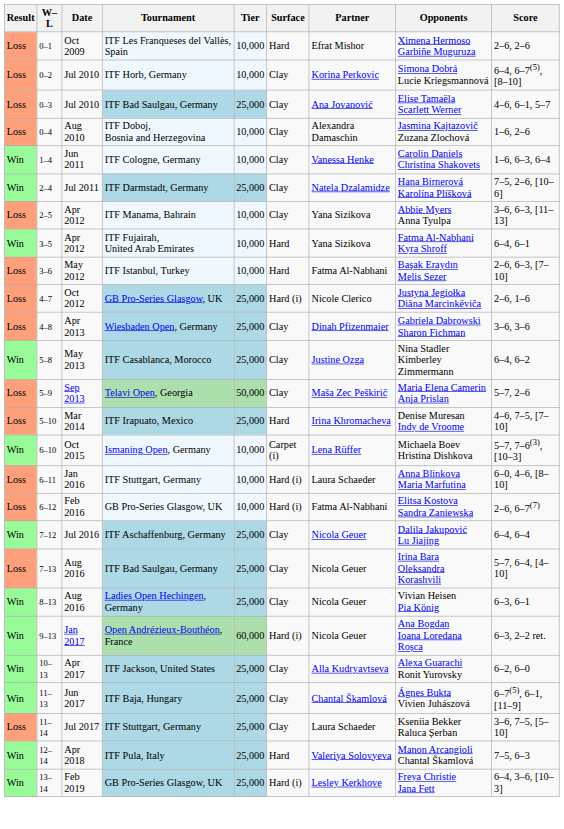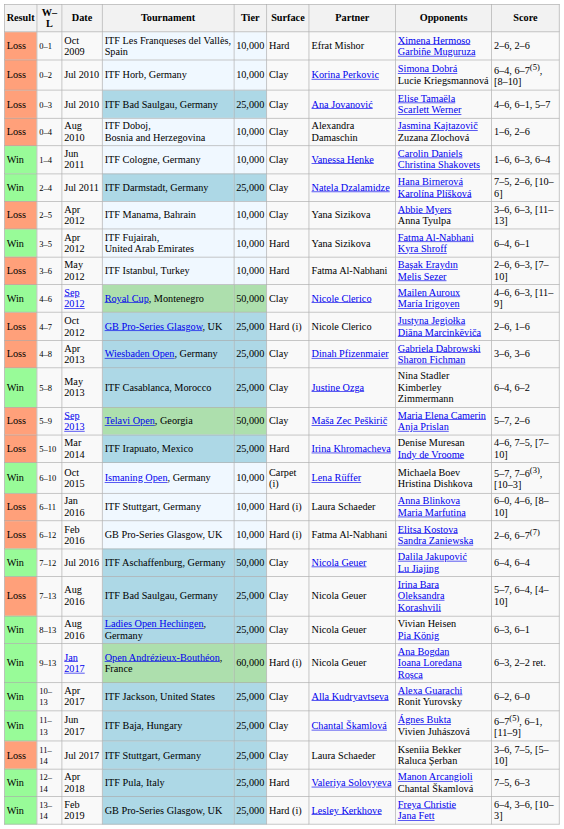+ row: (46, 299)
(250, 535) 25,000 -> (250, 562) 50,000
